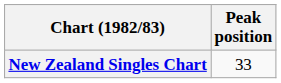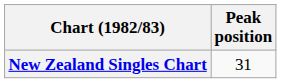(243, 63) 33 -> (243, 63) 31
